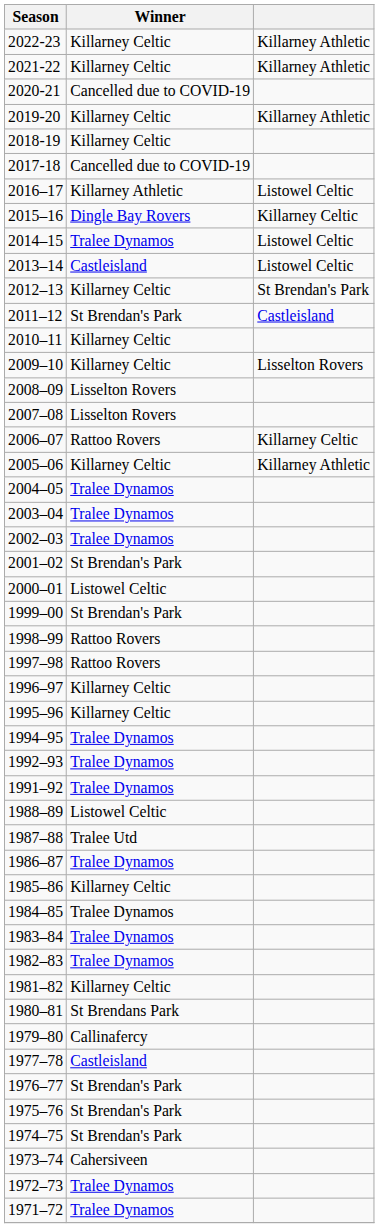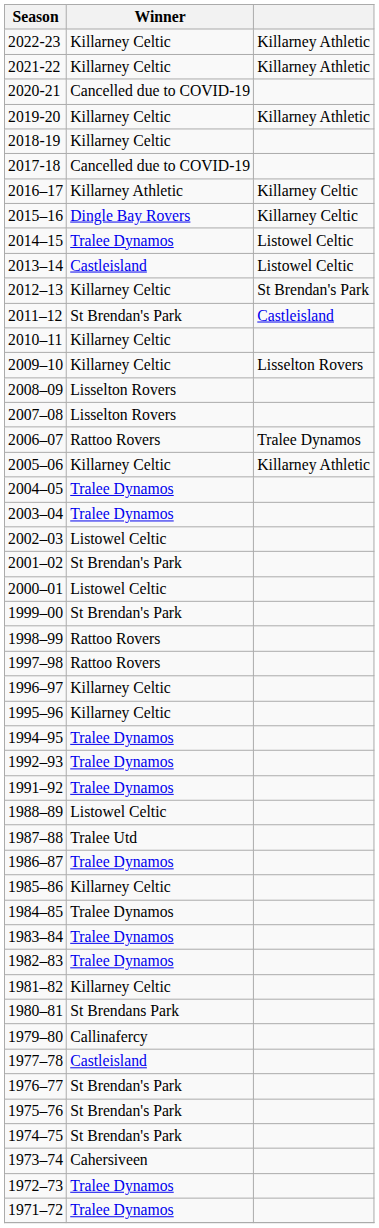(305, 191) Listowel Celtic -> (308, 191) Killarney Celtic
(308, 439) Killarney Celtic -> (309, 439) Tralee Dynamos
(122, 539) Tralee Dynamos -> (118, 539) Listowel Celtic
